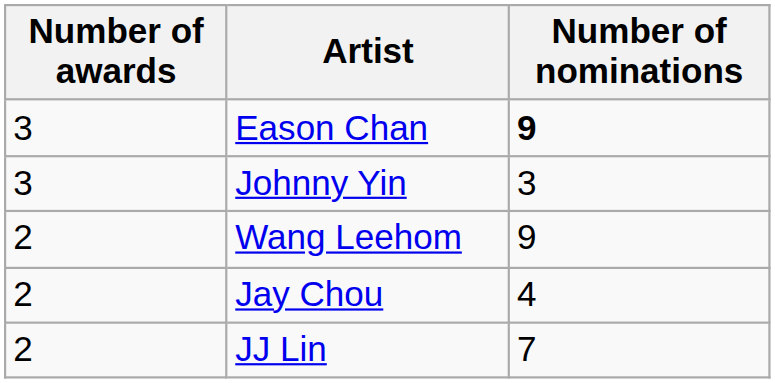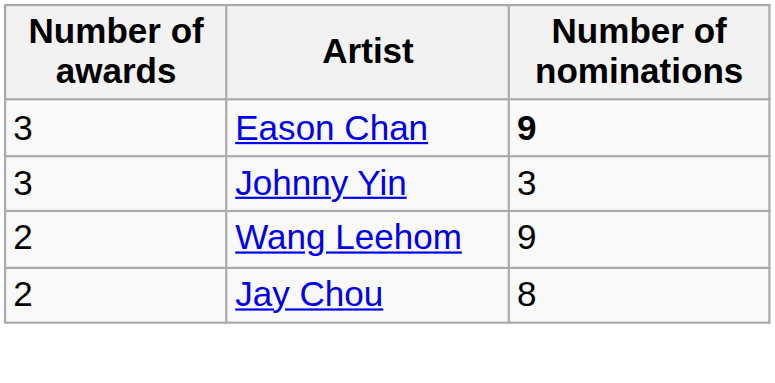(527, 293) 4 -> (527, 293) 8
- row: (281, 349)
